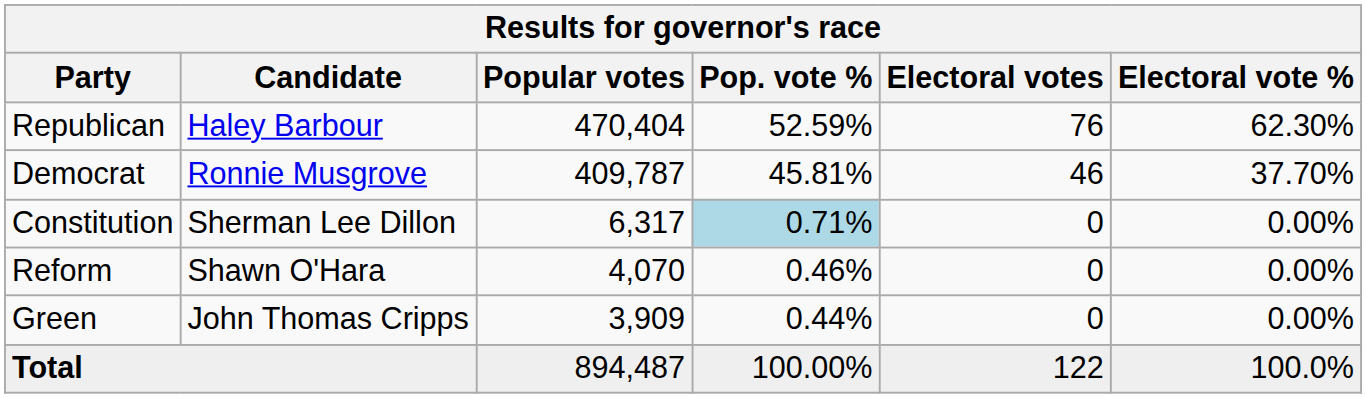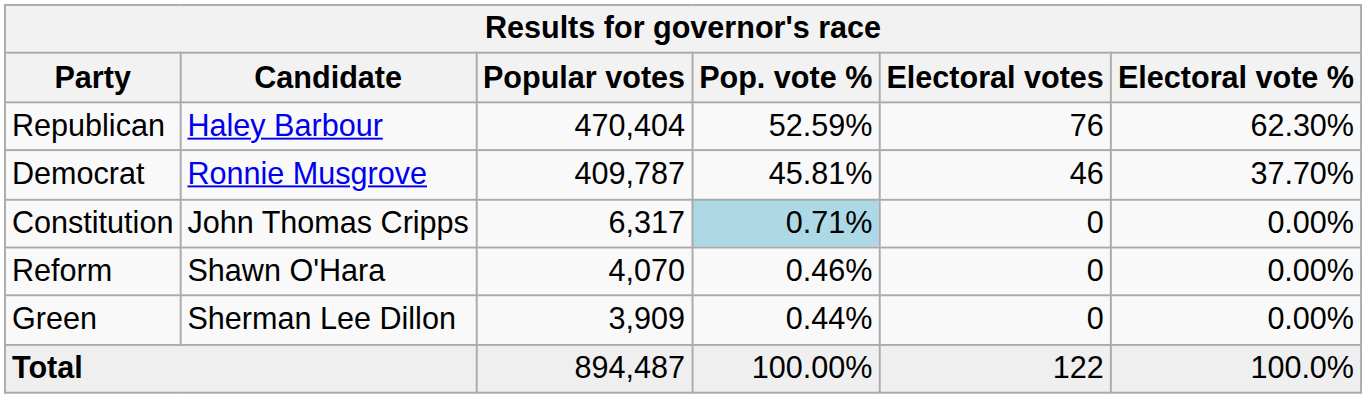(322, 222) Sherman Lee Dillon -> (328, 222) John Thomas Cripps
(328, 319) John Thomas Cripps -> (322, 319) Sherman Lee Dillon
